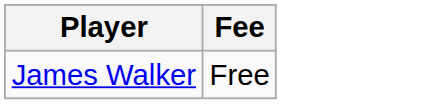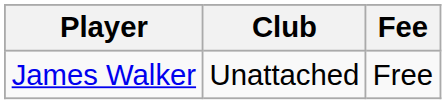+ column: (284, 27)
